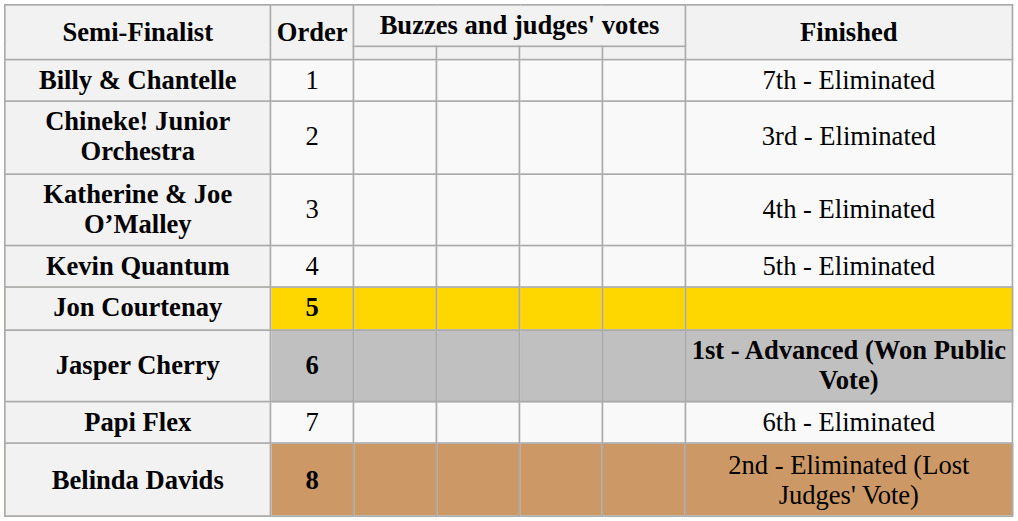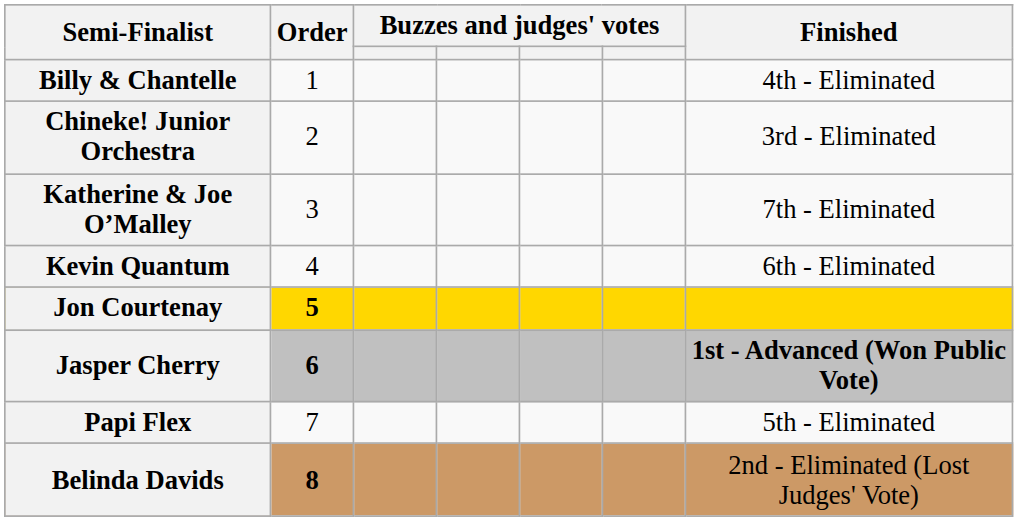(849, 79) 7th - Eliminated -> (849, 79) 4th - Eliminated
(849, 208) 4th - Eliminated -> (849, 208) 7th - Eliminated
(849, 266) 5th - Eliminated -> (849, 266) 6th - Eliminated
(849, 422) 6th - Eliminated -> (849, 422) 5th - Eliminated
